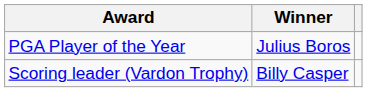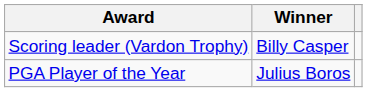rows swapped: (97, 45) <-> (128, 73)
